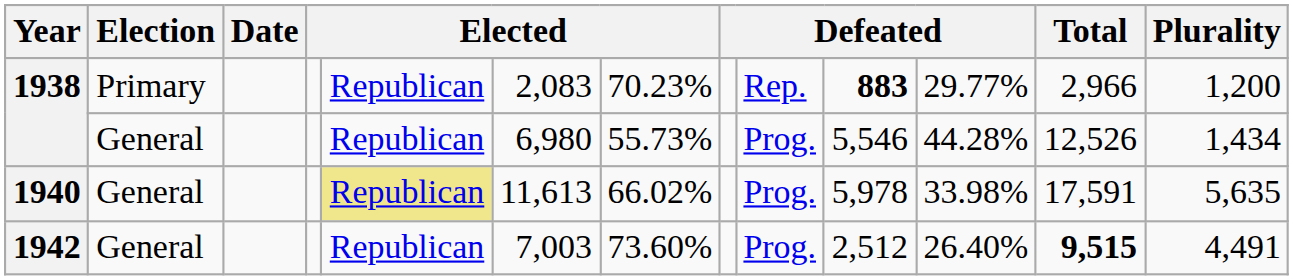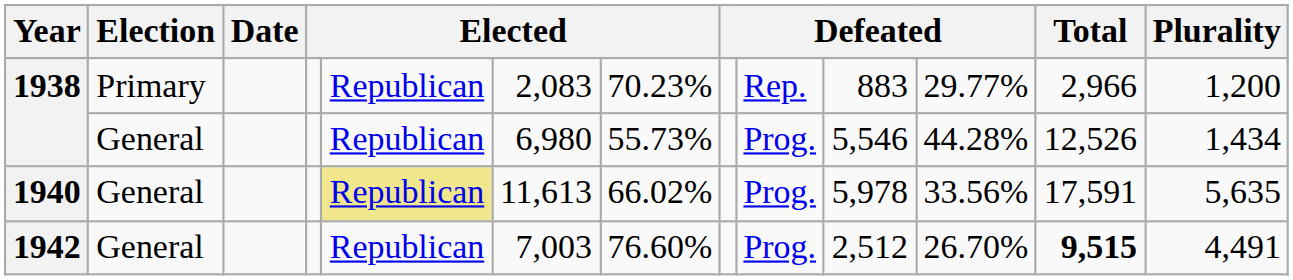(883, 85) bold -> (883, 85) normal
(976, 192) 33.98% -> (976, 192) 33.56%
(660, 246) 73.60% -> (660, 246) 76.60%
(976, 246) 26.40% -> (976, 246) 26.70%
